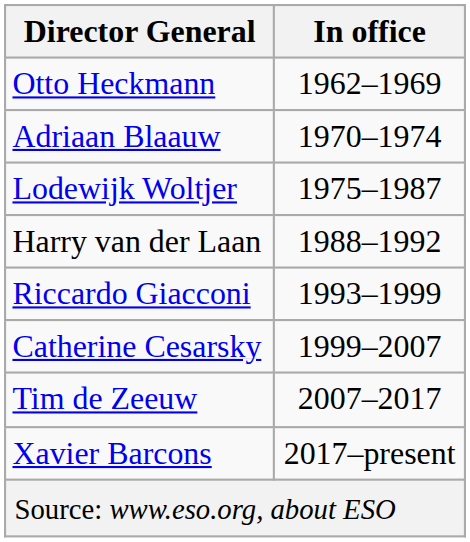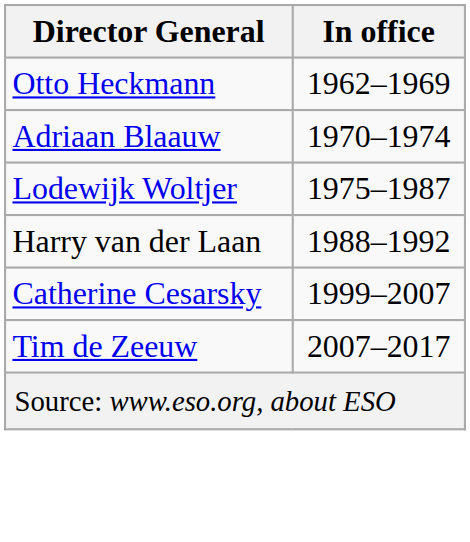- row: (132, 294)
- row: (112, 452)
